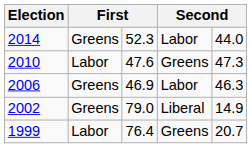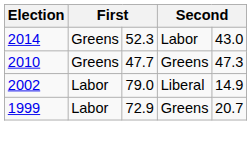(229, 39) 44.0 -> (229, 39) 43.0
(90, 62) Labor -> (95, 62) Greens
(140, 62) 47.6 -> (140, 62) 47.7
- row: (24, 85)
(95, 108) Greens -> (90, 85) Labor
(140, 131) 76.4 -> (140, 108) 72.9
